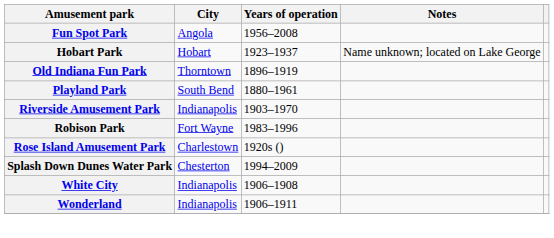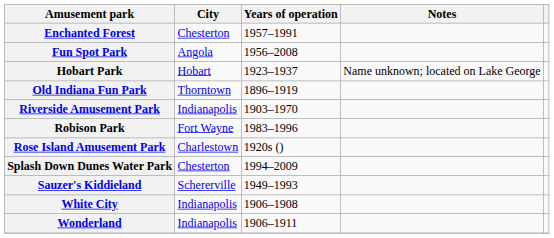+ row: (90, 33)
- row: (90, 90)
+ row: (90, 185)
